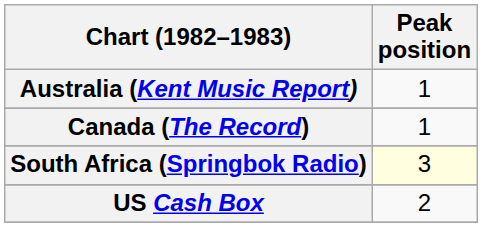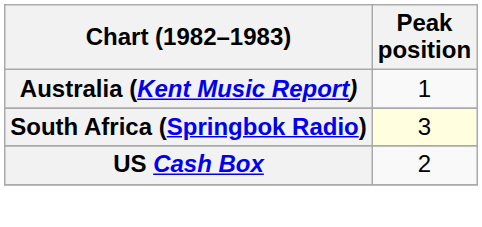- row: (188, 126)
